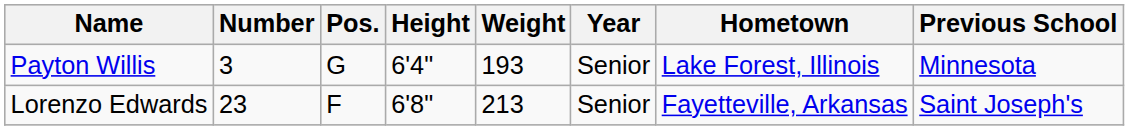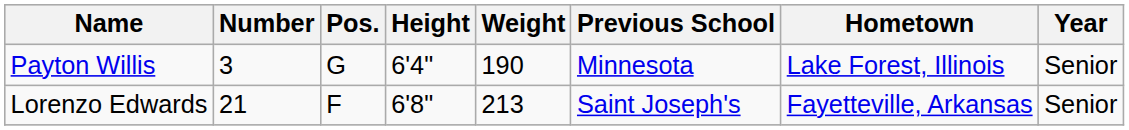columns swapped: (614, 24) <-> (1018, 24)
(503, 64) 193 -> (503, 64) 190
(233, 104) 23 -> (233, 104) 21
